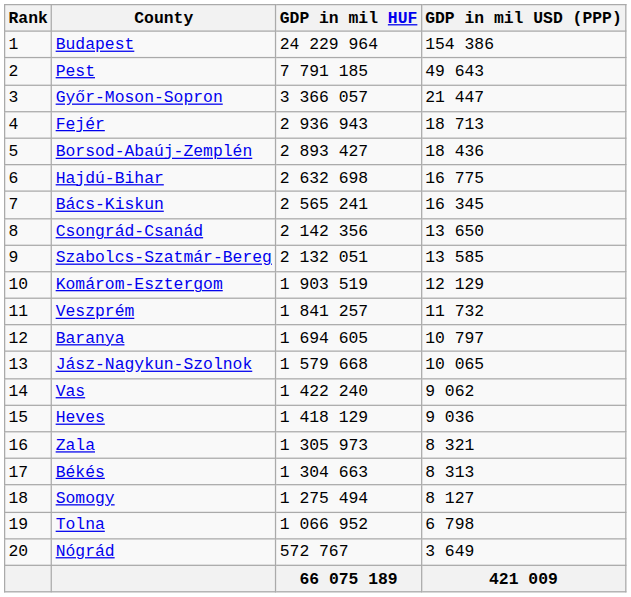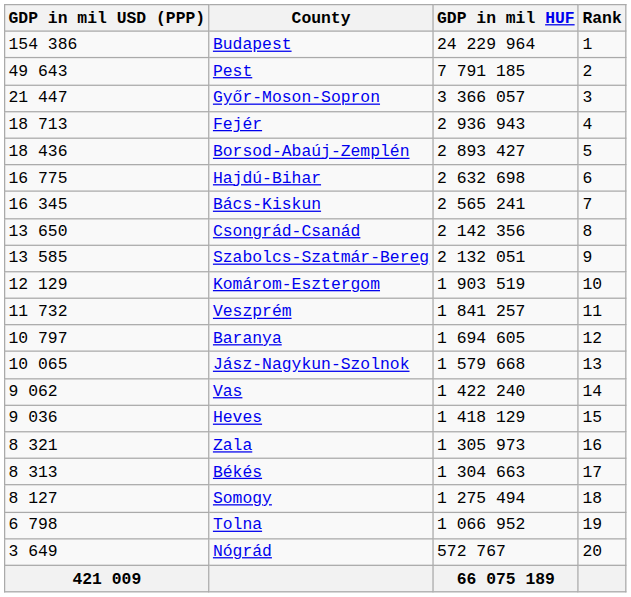columns swapped: (28, 18) <-> (523, 18)
